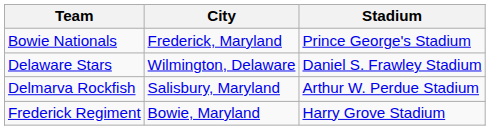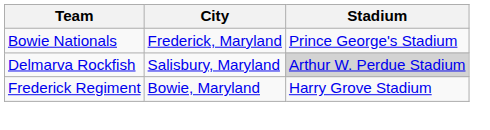- row: (60, 64)
(391, 88) no background -> (377, 64) lightgrey background
